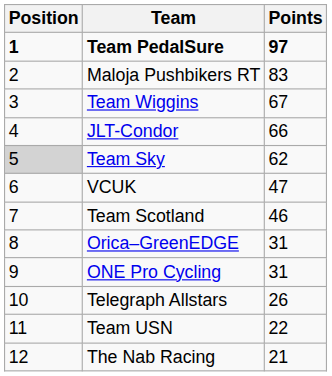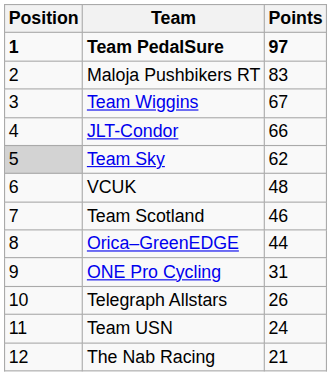(278, 187) 47 -> (278, 187) 48
(278, 243) 31 -> (278, 243) 44
(278, 328) 22 -> (278, 328) 24
